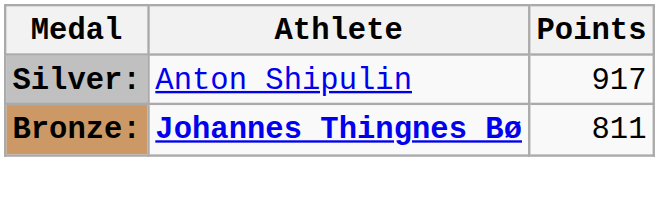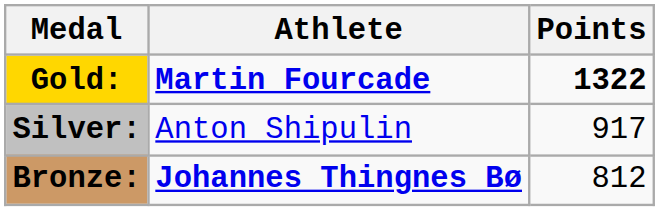+ row: (77, 80)
(619, 130) 811 -> (619, 179) 812
